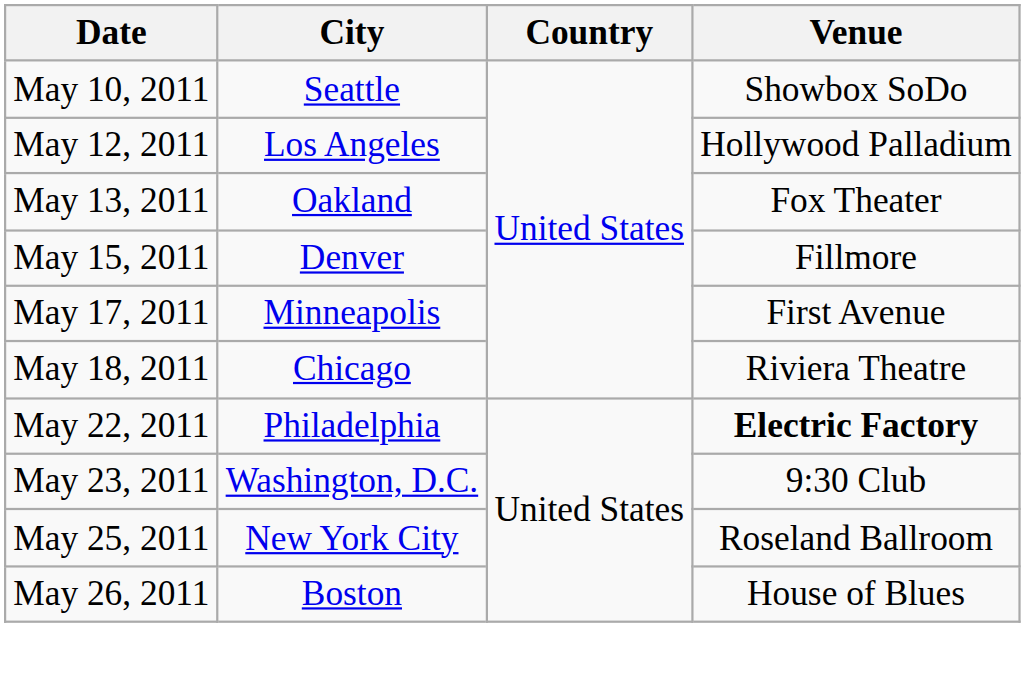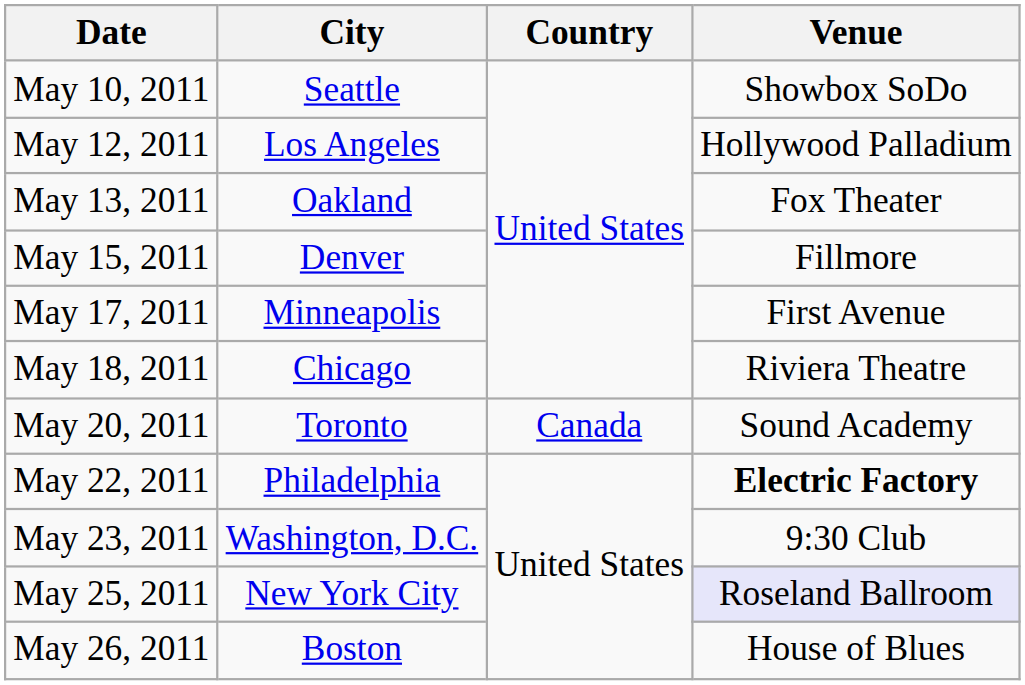+ row: (111, 425)
(856, 537) no background -> (856, 593) lavender background
